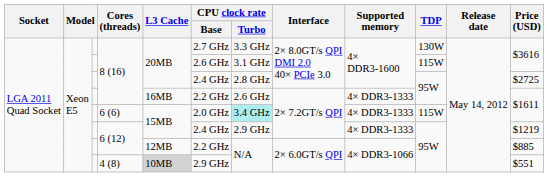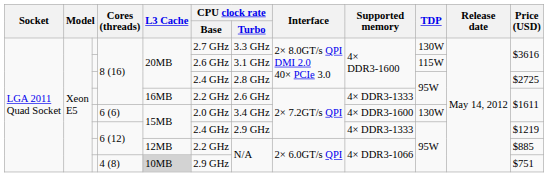(252, 113) paleturquoise background -> (252, 113) no background
(380, 113) 4× DDR3-1333 -> (380, 113) 4× DDR3-1600
(431, 113) 115W -> (431, 113) 130W
(523, 163) $551 -> (523, 163) $751
